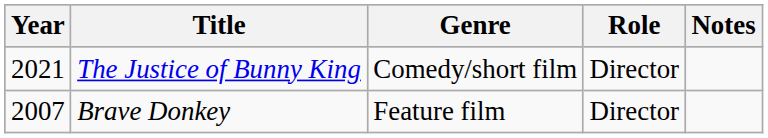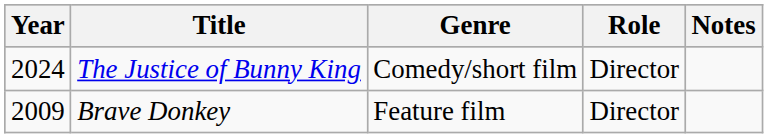(38, 68) 2021 -> (38, 68) 2024
(38, 111) 2007 -> (38, 111) 2009
